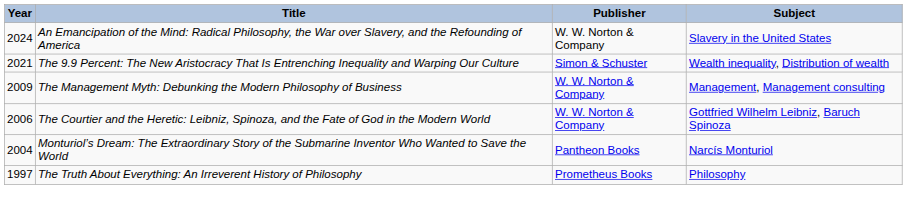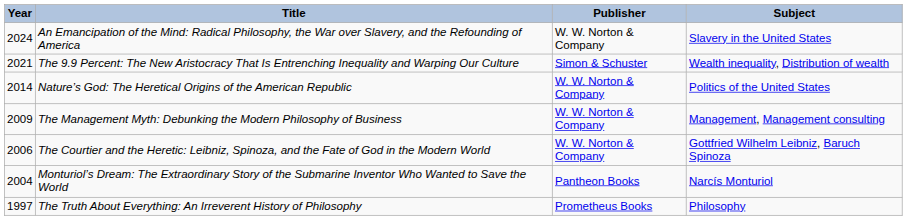+ row: (195, 87)
